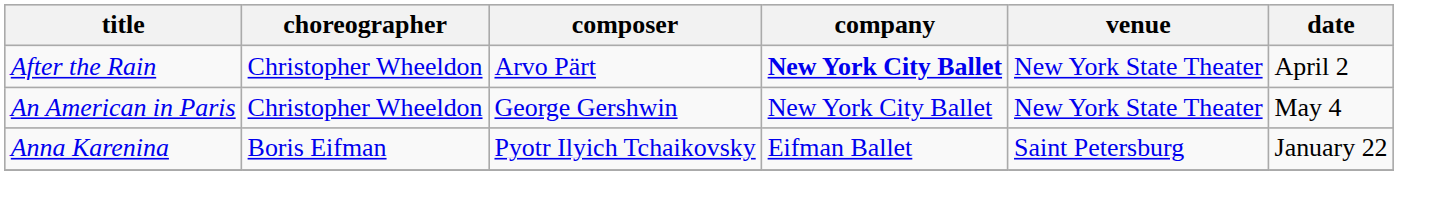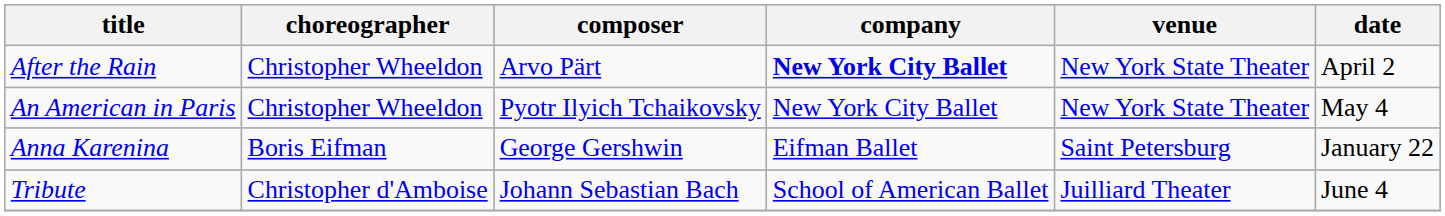(586, 107) George Gershwin -> (630, 107) Pyotr Ilyich Tchaikovsky
(625, 148) Pyotr Ilyich Tchaikovsky -> (591, 148) George Gershwin
+ row: (48, 189)
